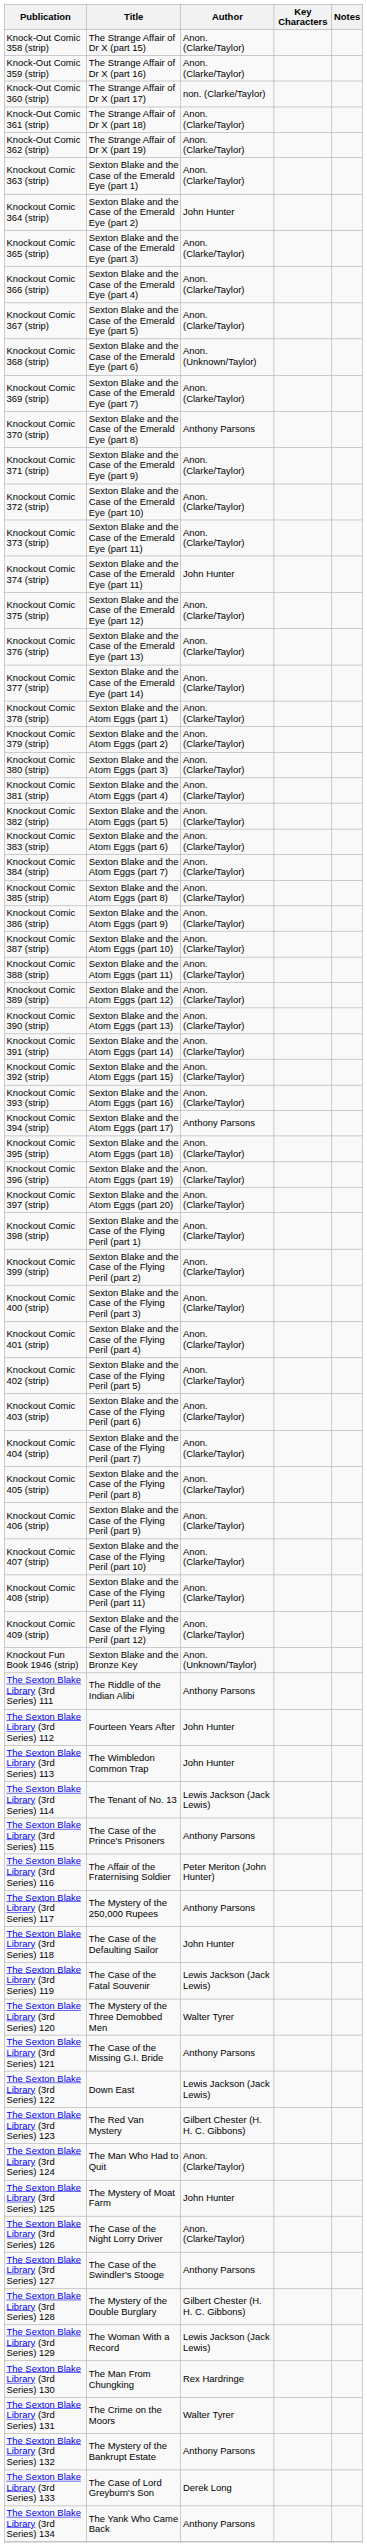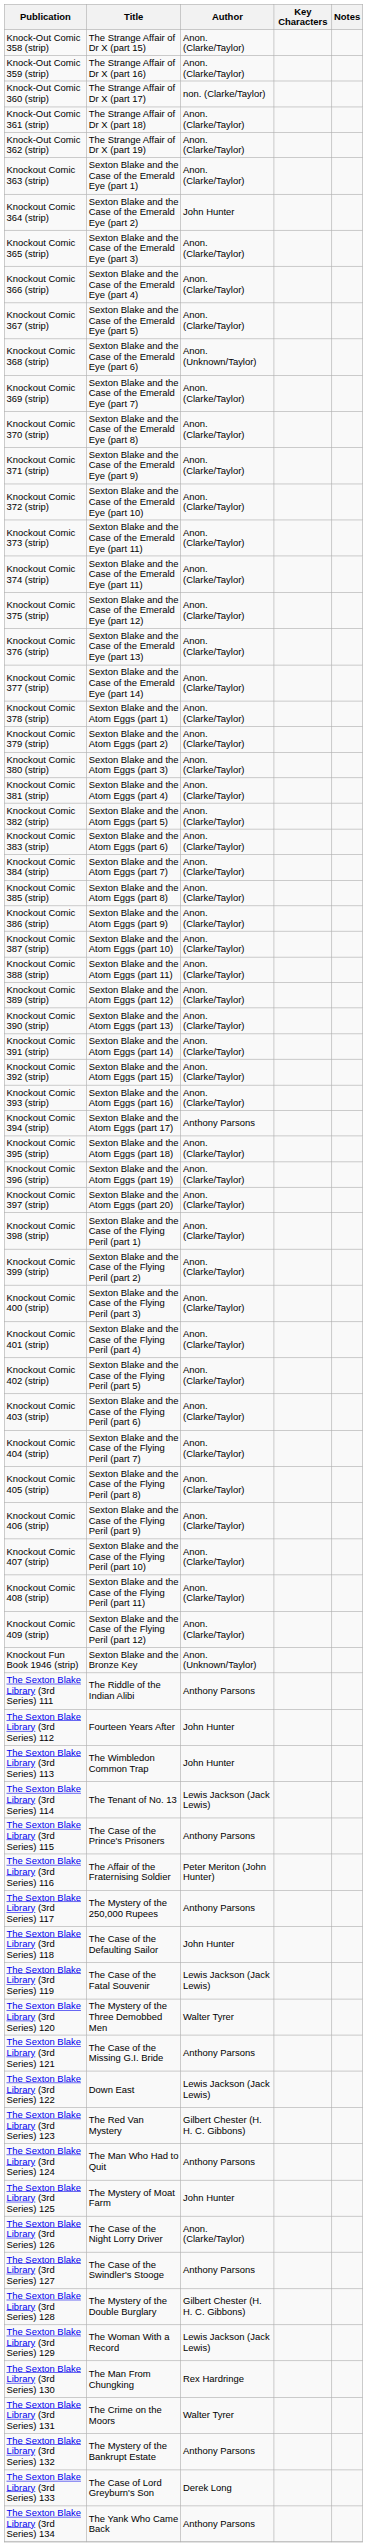(219, 429) Anthony Parsons -> (214, 429) Anon. (Clarke/Taylor)
(209, 574) John Hunter -> (214, 574) Anon. (Clarke/Taylor)
(214, 2162) Anon. (Clarke/Taylor) -> (219, 2162) Anthony Parsons
